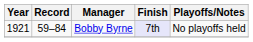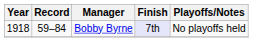(18, 28) 1921 -> (18, 28) 1918
